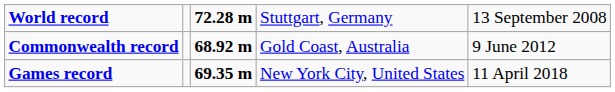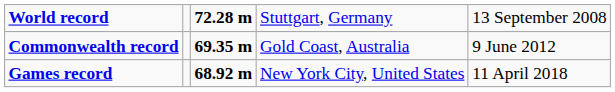(223, 45) 68.92 m -> (223, 45) 69.35 m
(223, 73) 69.35 m -> (223, 73) 68.92 m
